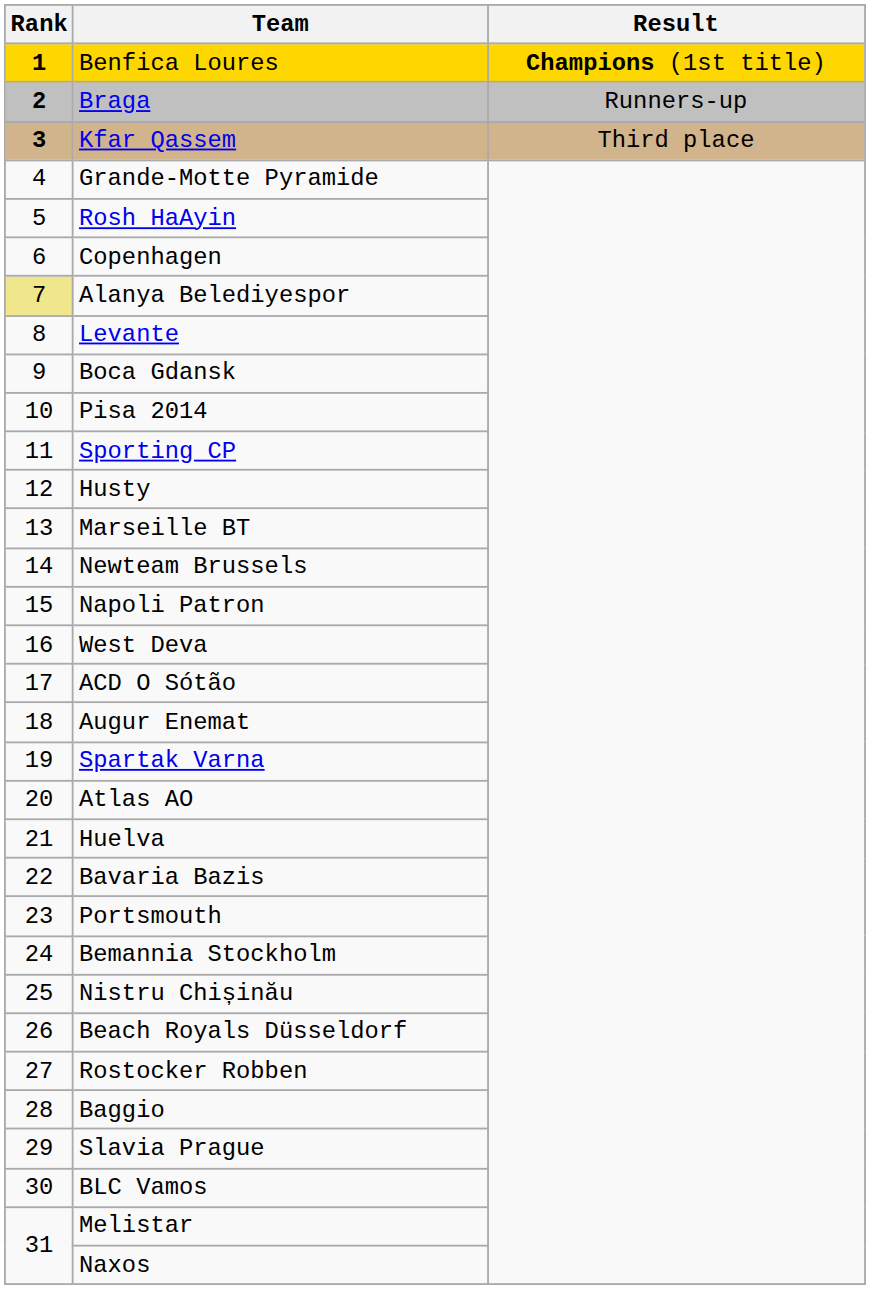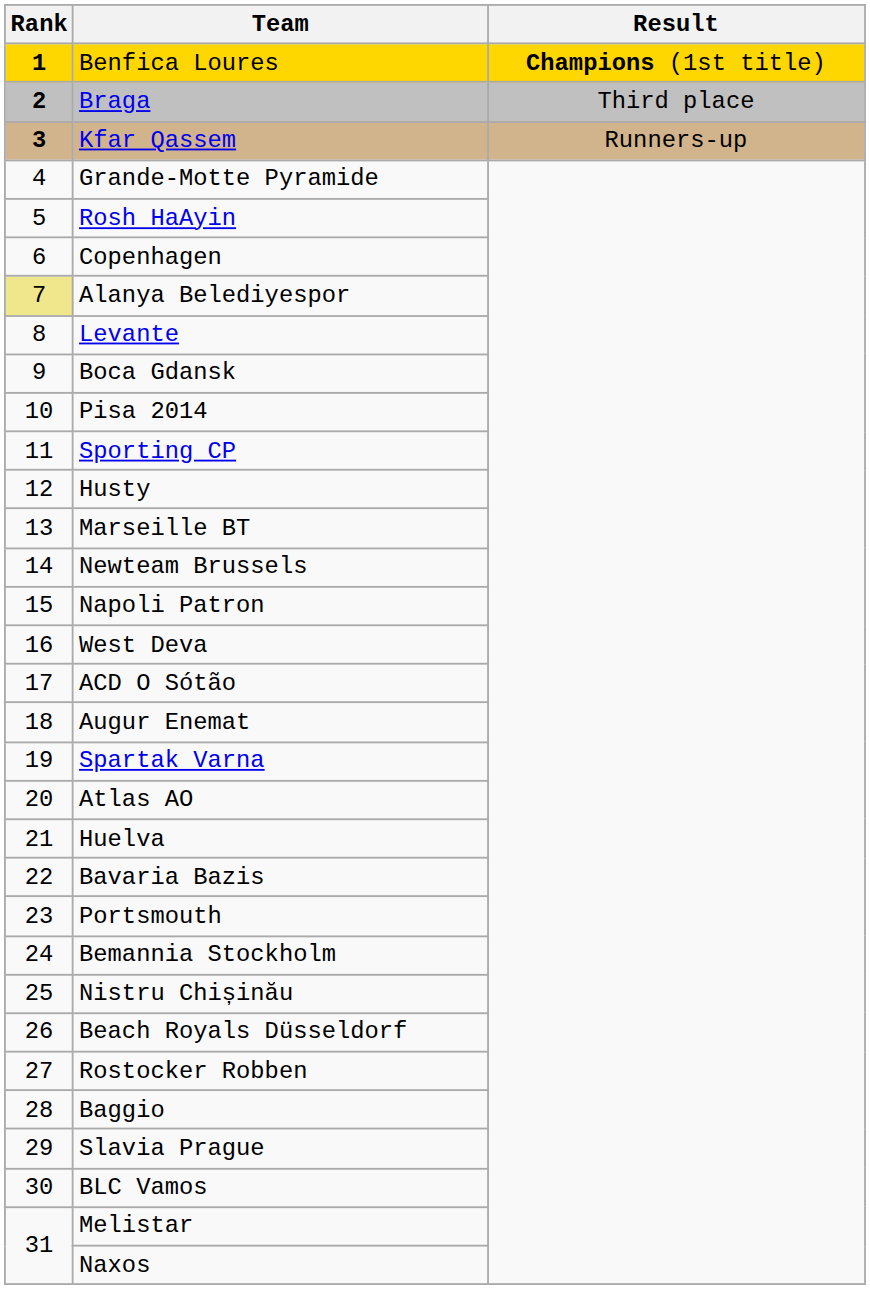(676, 102) Runners-up -> (676, 102) Third place
(676, 141) Third place -> (676, 141) Runners-up
